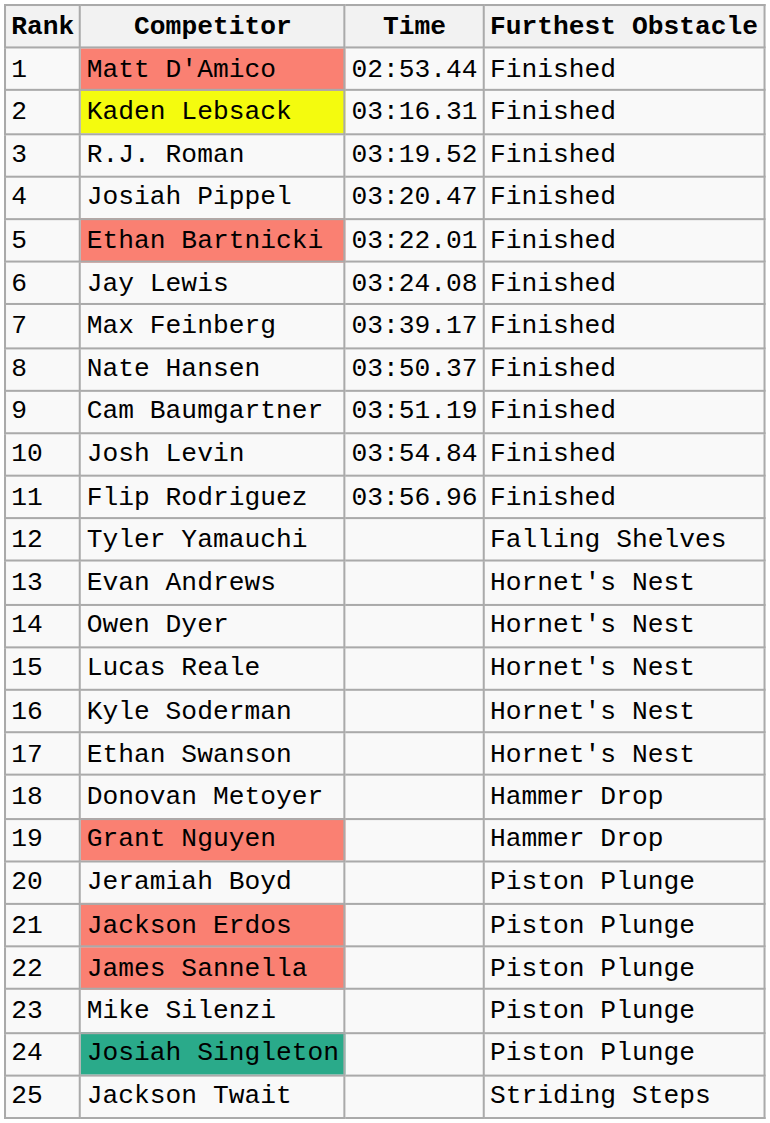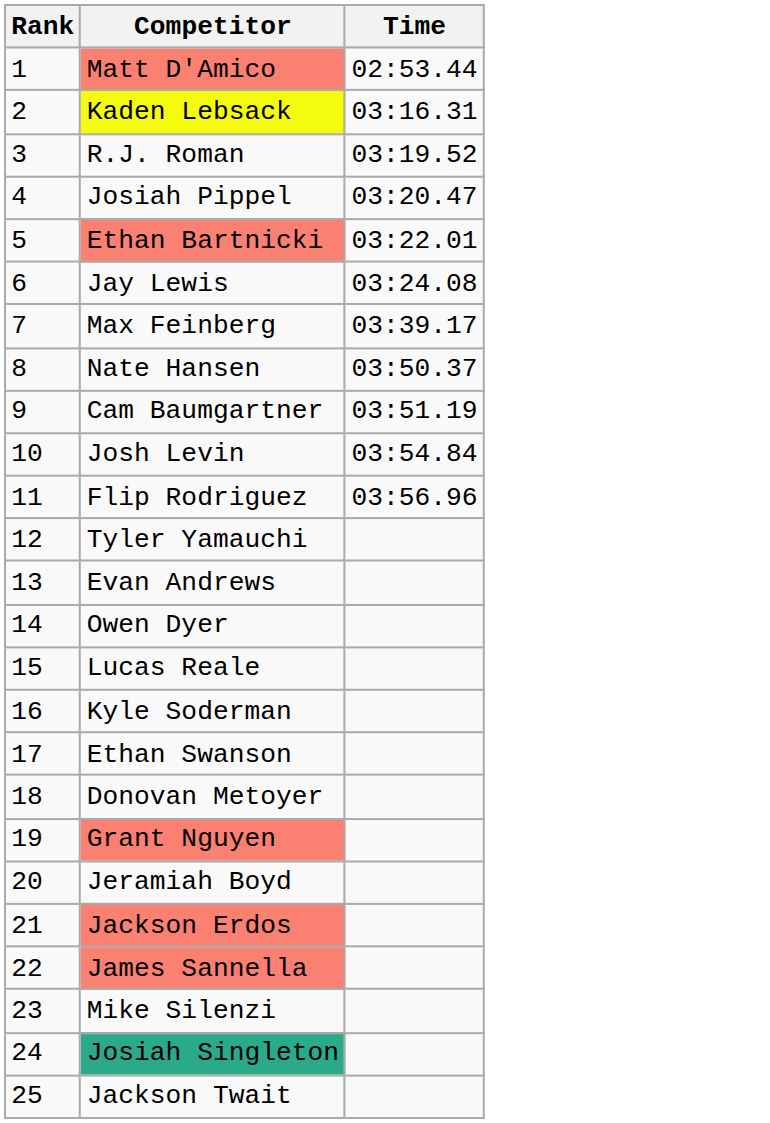- column: (624, 26)
